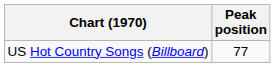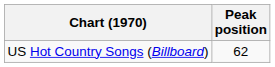(241, 51) 77 -> (241, 51) 62
